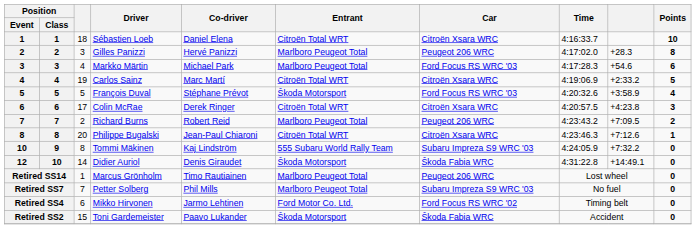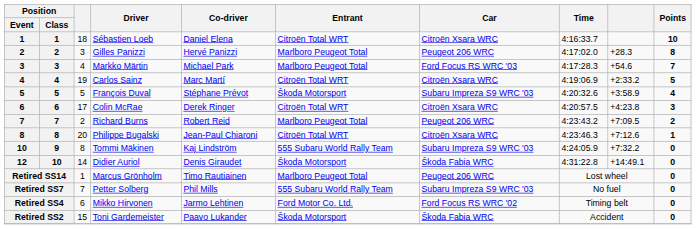(673, 66) 6 -> (673, 66) 7
(469, 93) Ford Focus RS WRC '03 -> (477, 93) Subaru Impreza S9 WRC '03
(322, 189) Marlboro Peugeot Total -> (335, 189) 555 Subaru World Rally Team
